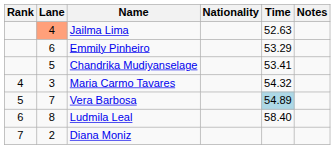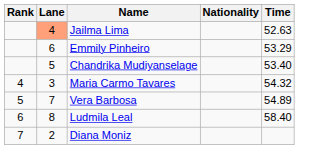- column: (312, 13)
(278, 65) 53.41 -> (278, 65) 53.40
(278, 100) lightblue background -> (278, 100) no background
